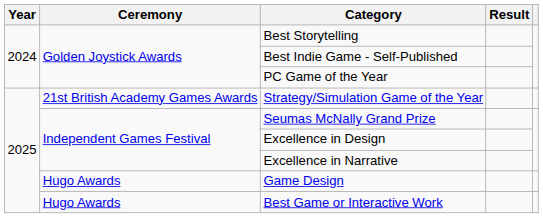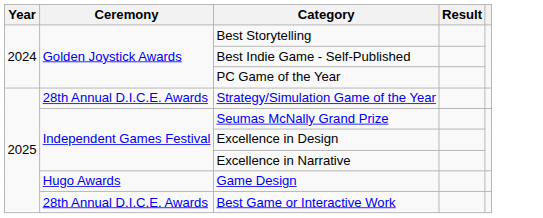(150, 98) 21st British Academy Games Awards -> (125, 98) 28th Annual D.I.C.E. Awards
(82, 202) Hugo Awards -> (125, 202) 28th Annual D.I.C.E. Awards
